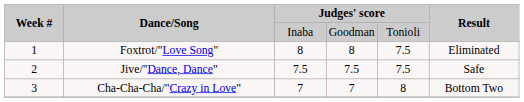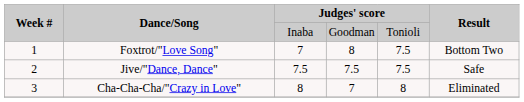(300, 50) 8 -> (300, 50) 7
(474, 50) Eliminated -> (474, 50) Bottom Two
(300, 87) 7 -> (300, 87) 8
(474, 87) Bottom Two -> (474, 87) Eliminated
